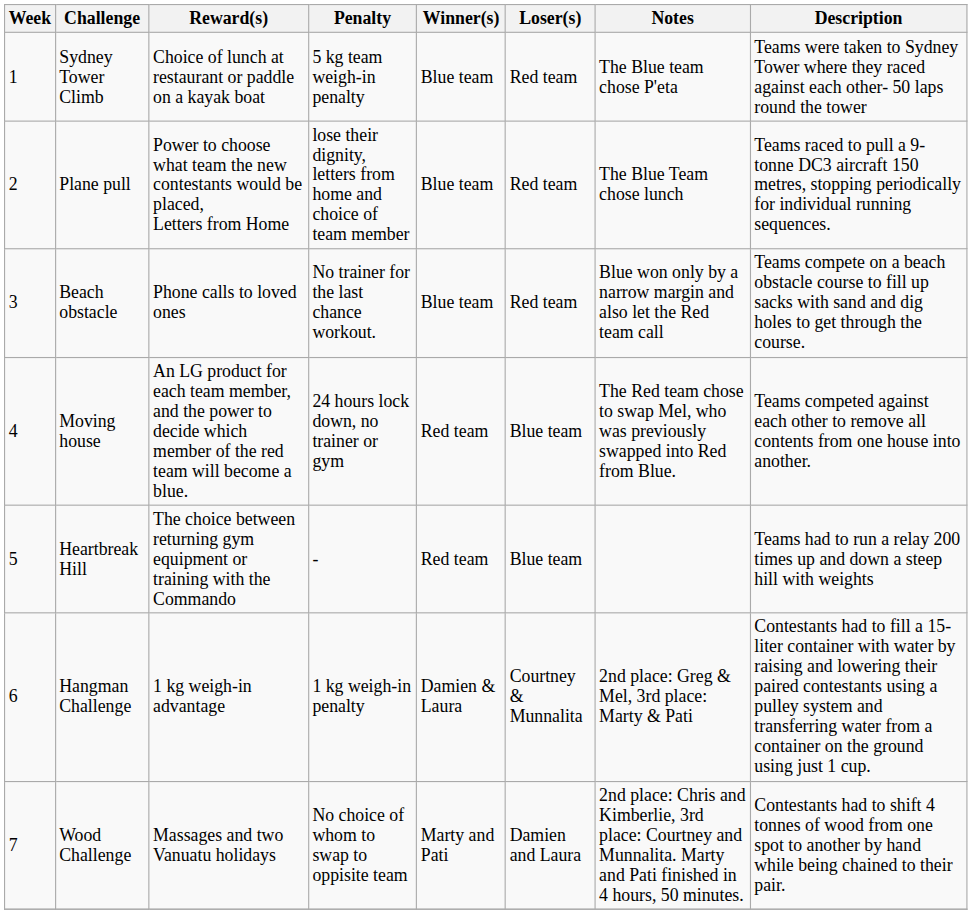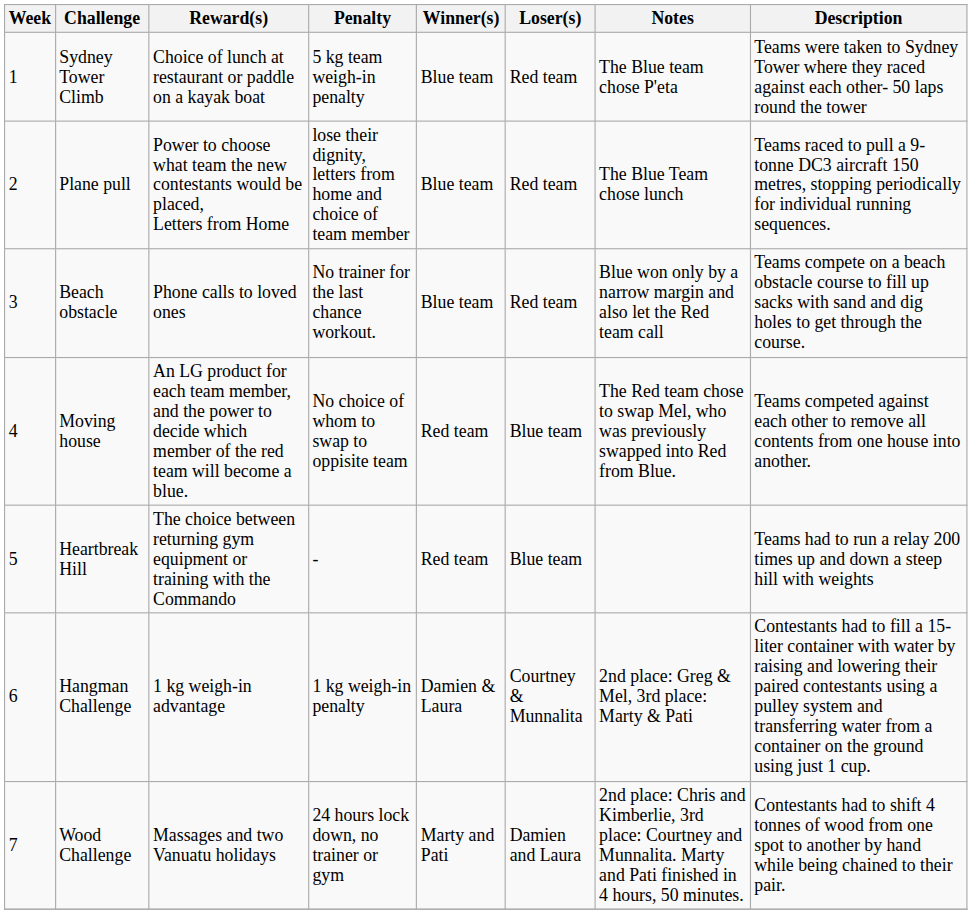(361, 430) 24 hours lock down, no trainer or gym -> (360, 430) No choice of whom to swap to oppisite team
(360, 845) No choice of whom to swap to oppisite team -> (361, 845) 24 hours lock down, no trainer or gym
